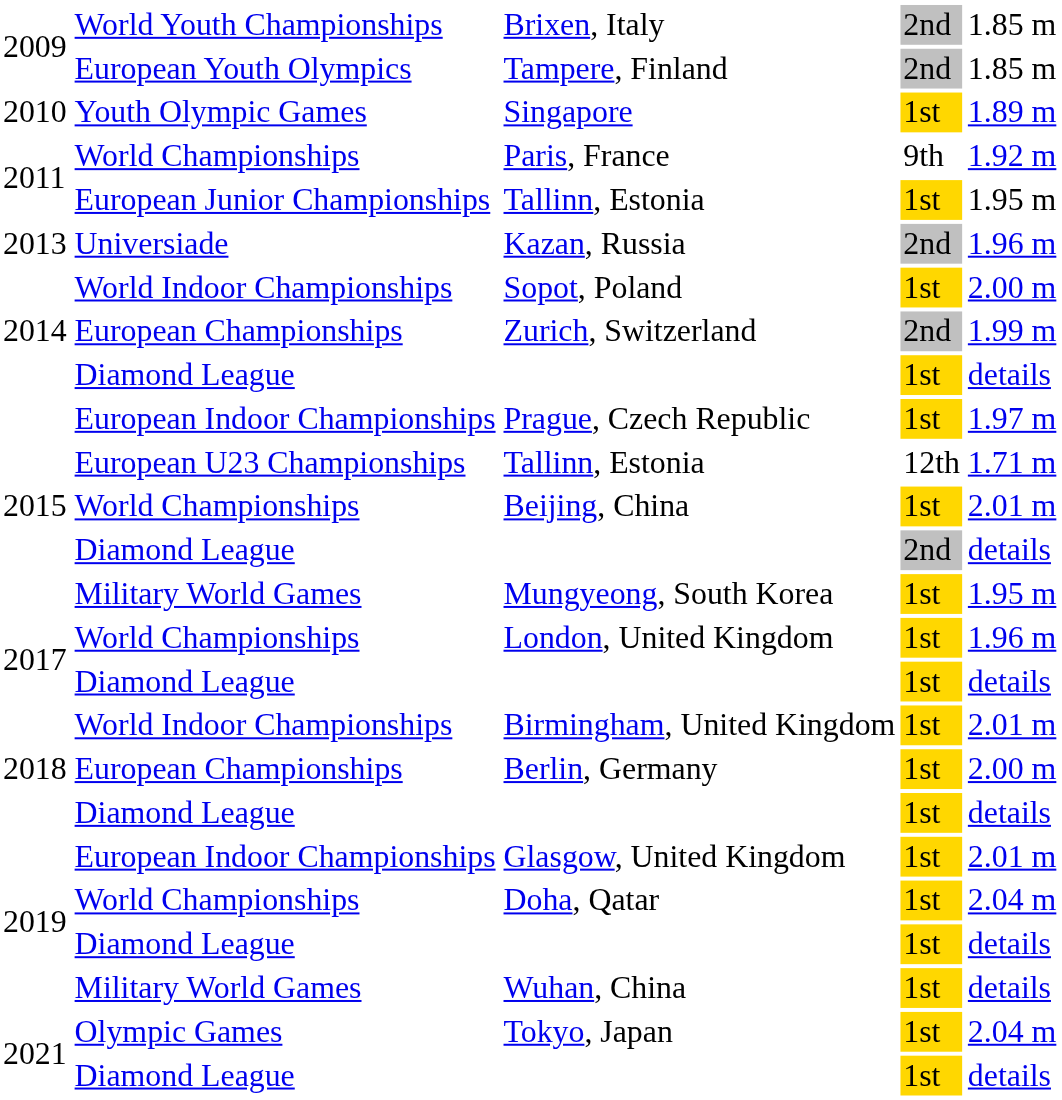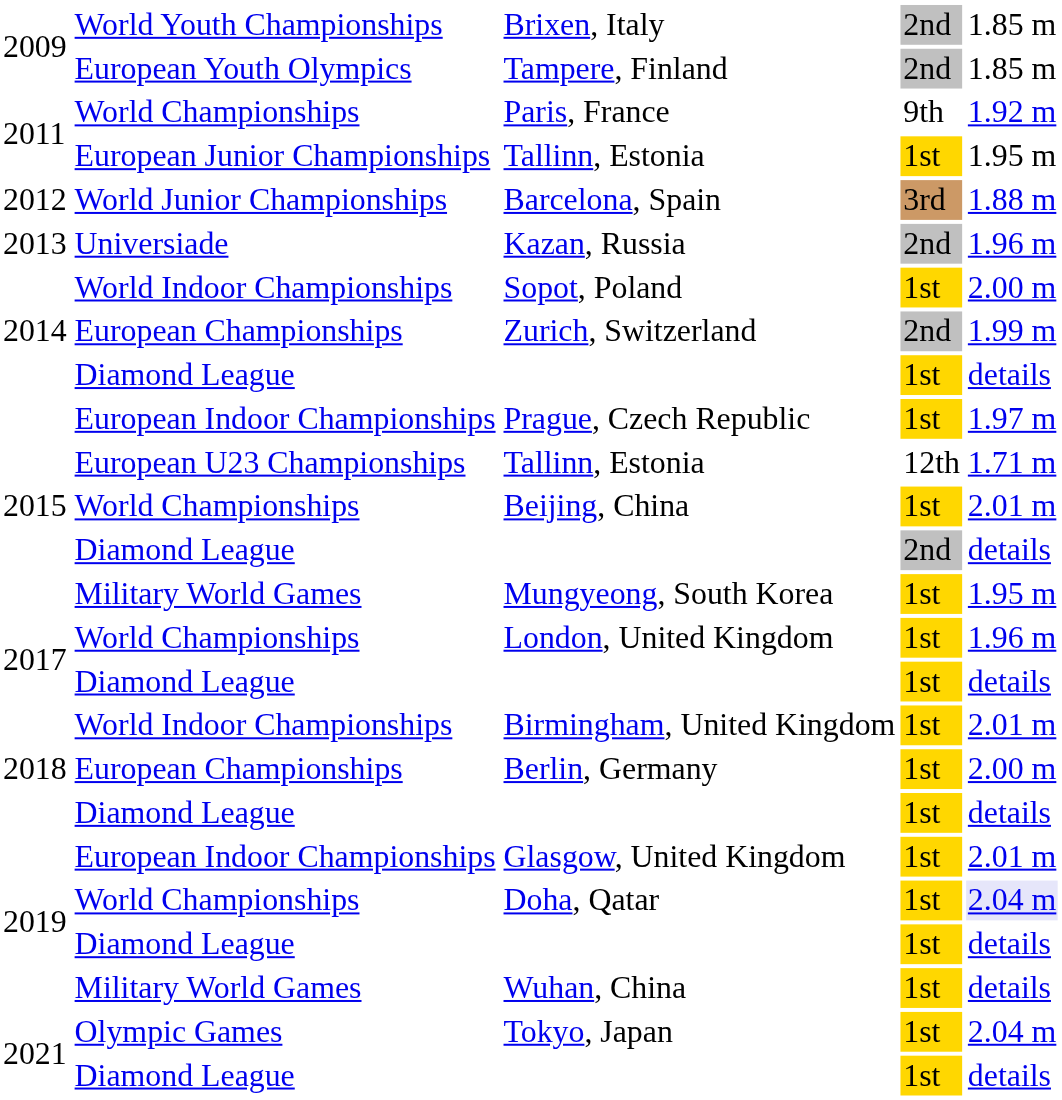- row: (35, 111)
+ row: (35, 199)
(1012, 899) no background -> (1012, 899) lavender background
